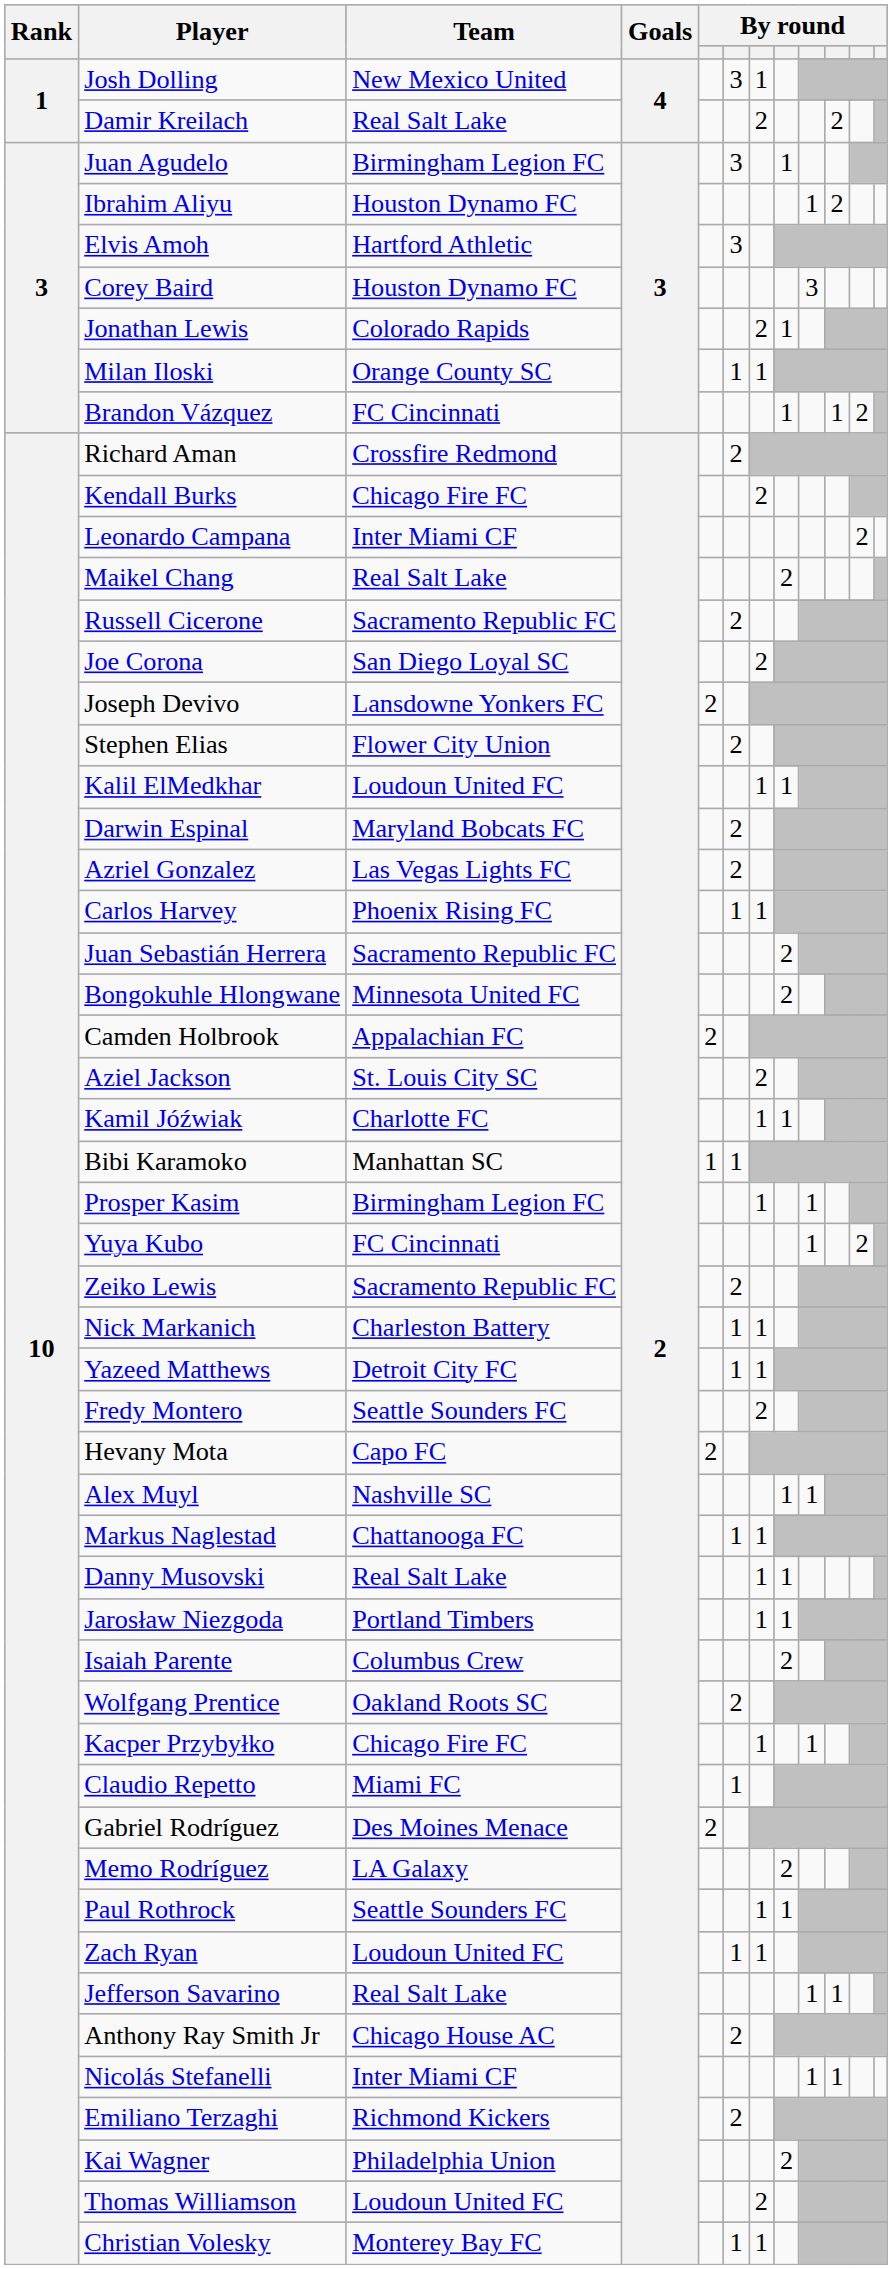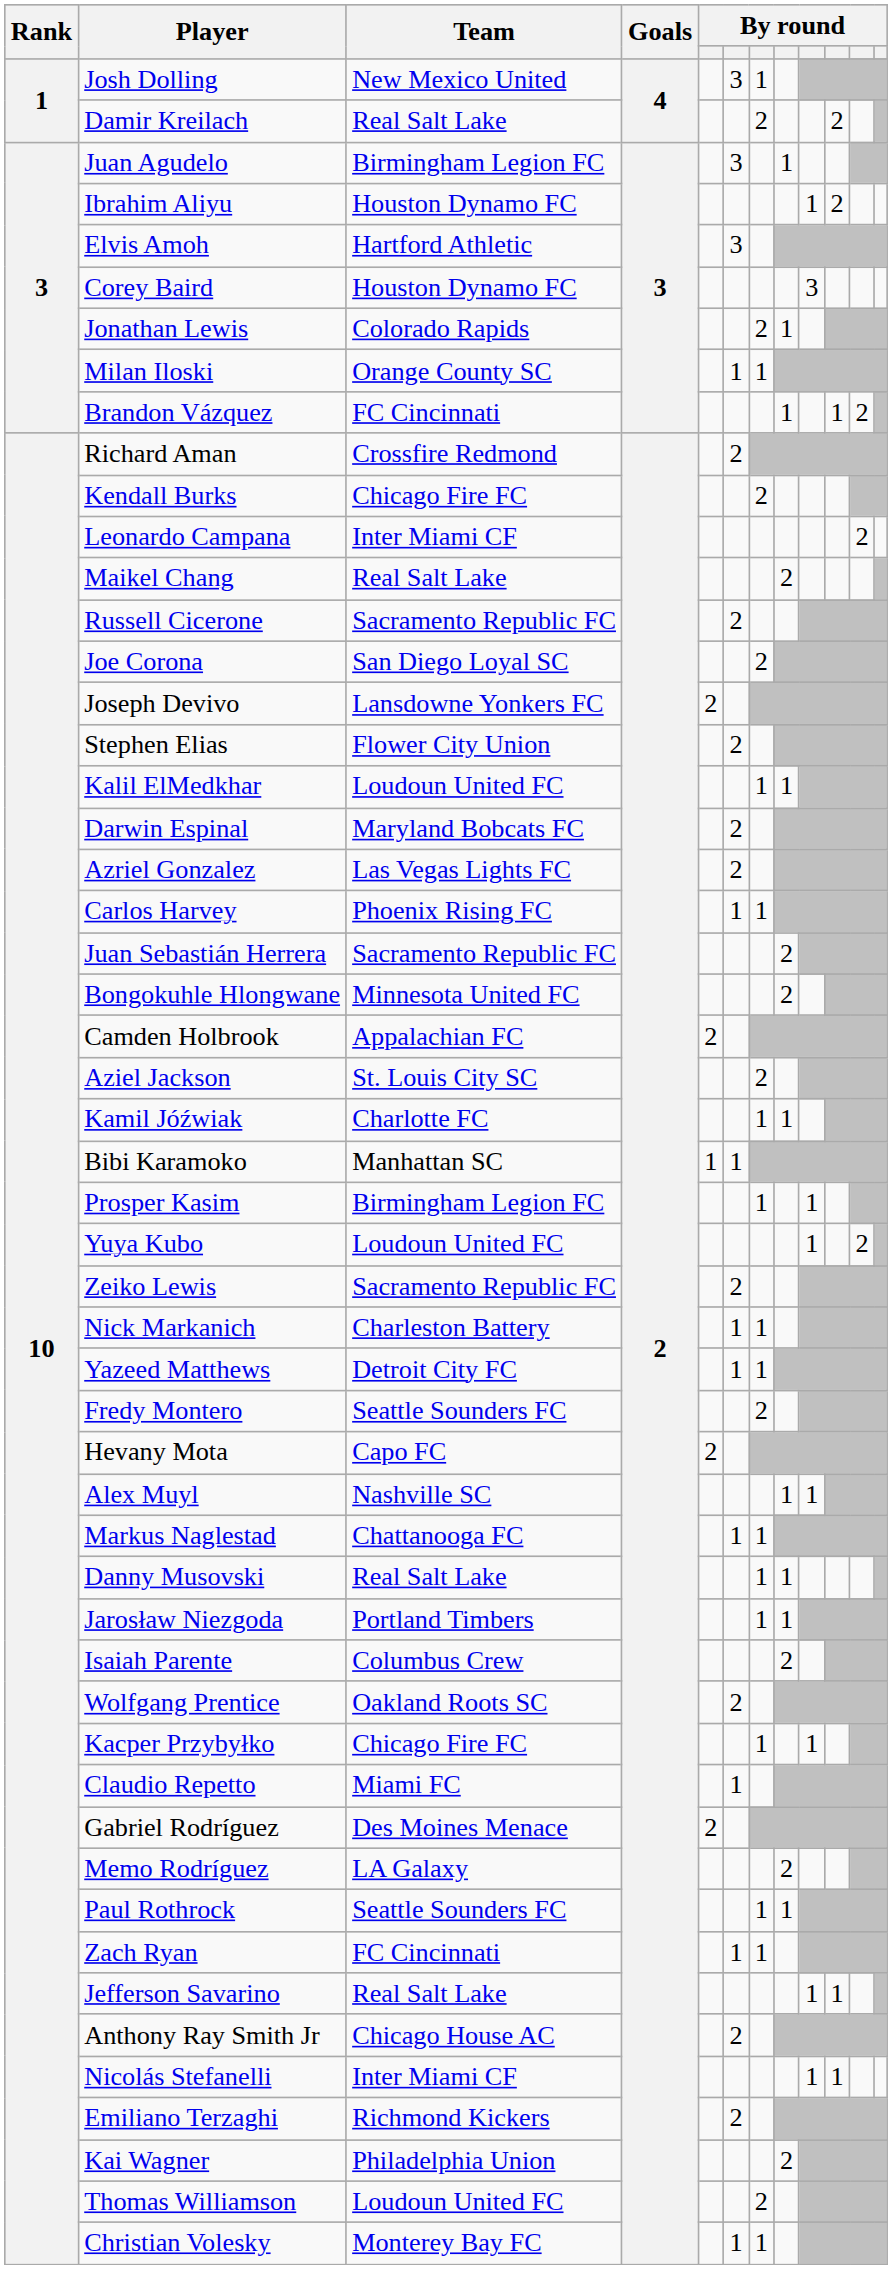(426, 1244) FC Cincinnati -> (458, 1244) Loudoun United FC
(458, 1951) Loudoun United FC -> (426, 1951) FC Cincinnati
